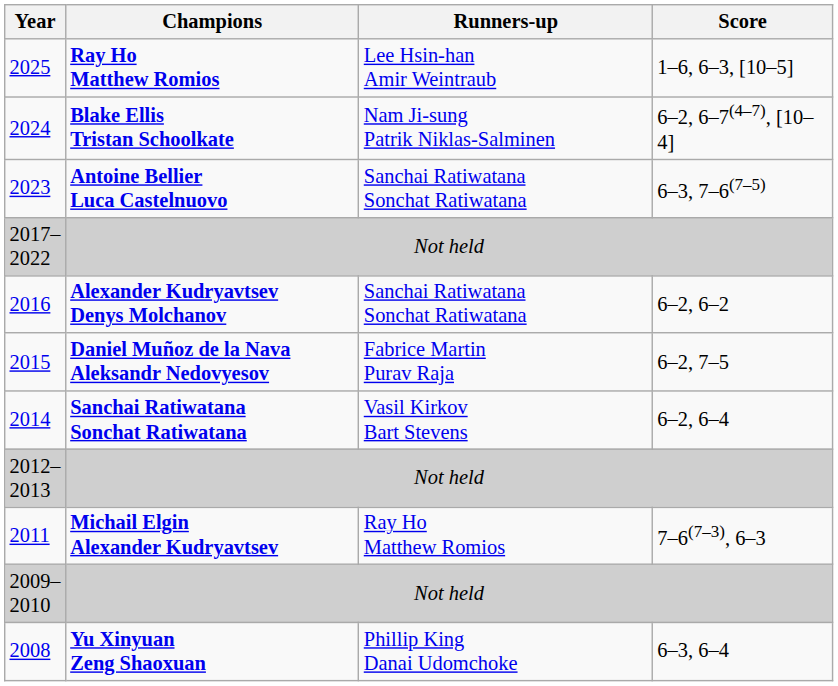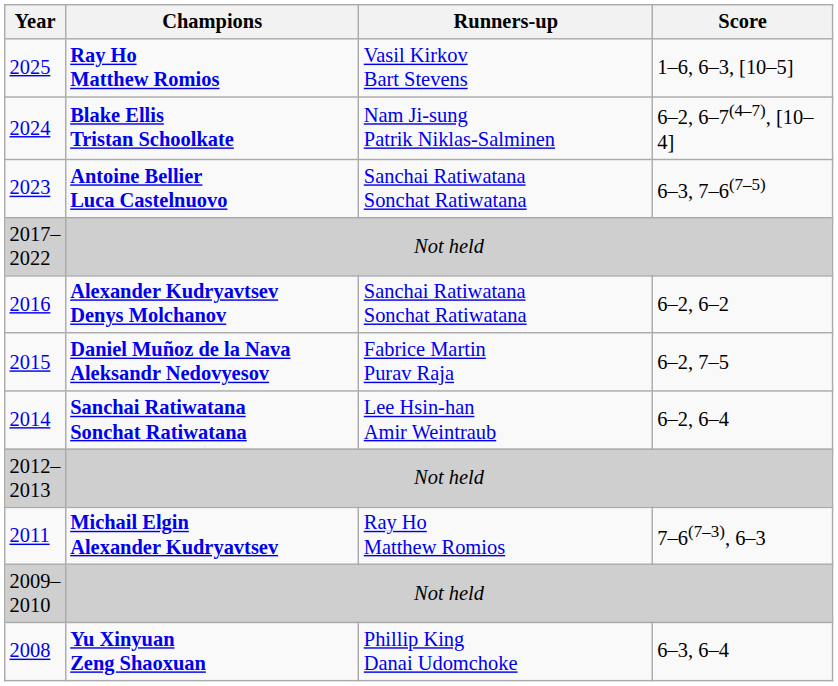(430, 67) Lee Hsin-han Amir Weintraub -> (416, 67) Vasil Kirkov Bart Stevens
(416, 420) Vasil Kirkov Bart Stevens -> (430, 420) Lee Hsin-han Amir Weintraub
